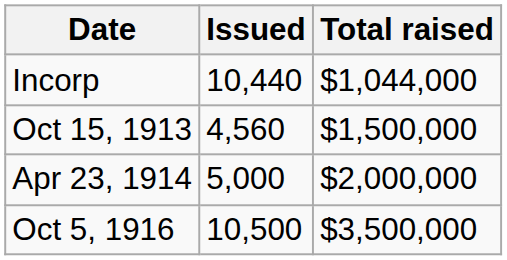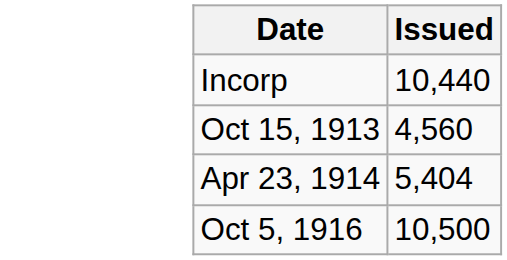- column: (407, 29)
(246, 178) 5,000 -> (434, 178) 5,404
